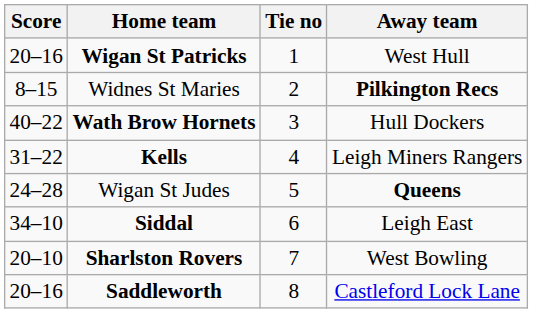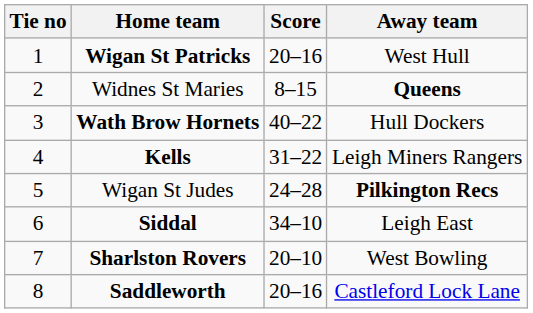columns swapped: (294, 21) <-> (36, 21)
(427, 88) Pilkington Recs -> (427, 88) Queens
(427, 190) Queens -> (427, 190) Pilkington Recs
